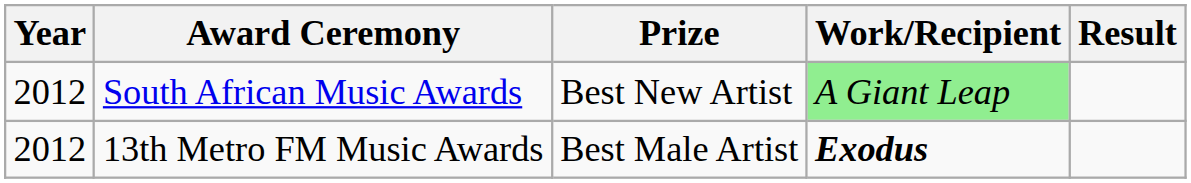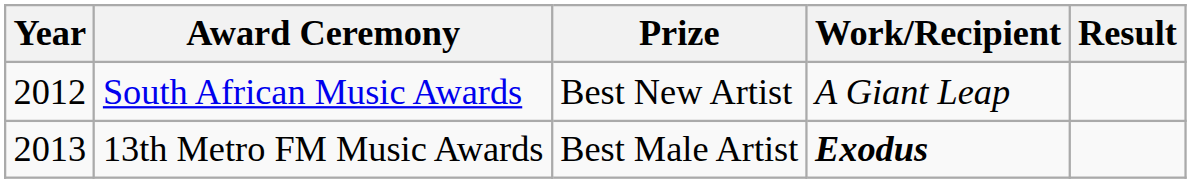(913, 90) lightgreen background -> (913, 90) no background
(50, 148) 2012 -> (50, 148) 2013
